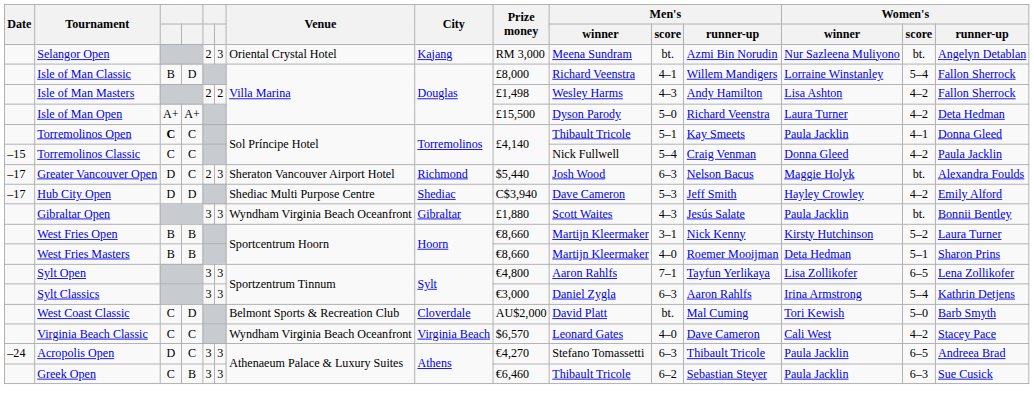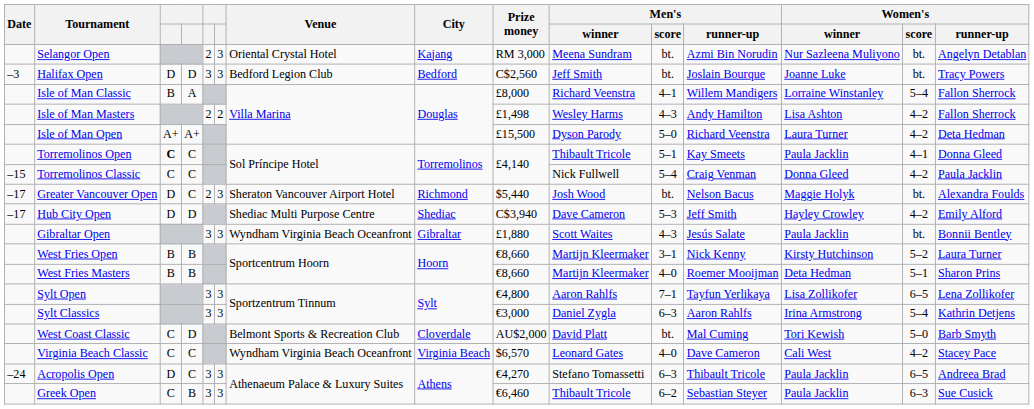+ row: (70, 73)
(192, 73) D -> (192, 93) A
(668, 173) 6–3 -> (668, 193) bt.
